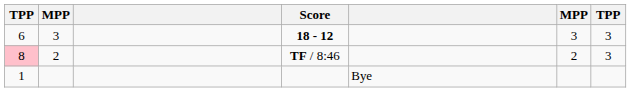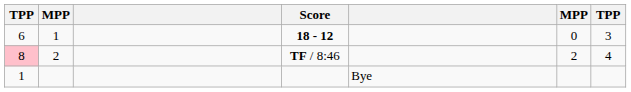(56, 35) 3 -> (56, 35) 1
(574, 35) 3 -> (574, 35) 0
(608, 55) 3 -> (608, 55) 4
